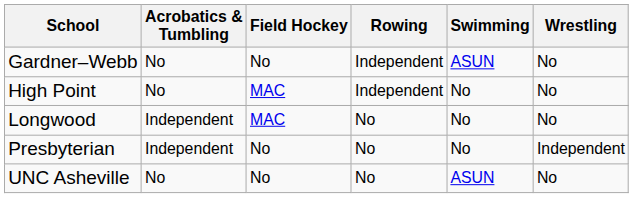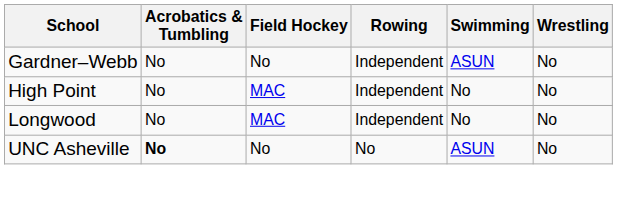(189, 120) Independent -> (155, 120) No
(365, 120) No -> (399, 120) Independent
- row: (61, 149)
(155, 178) normal -> (156, 149) bold
